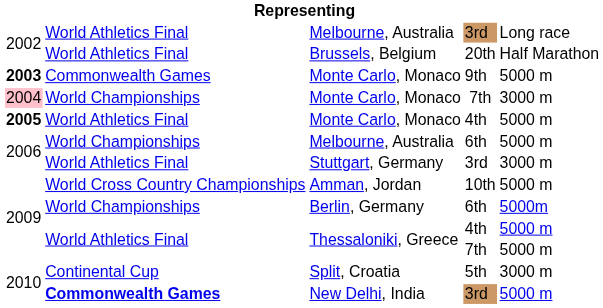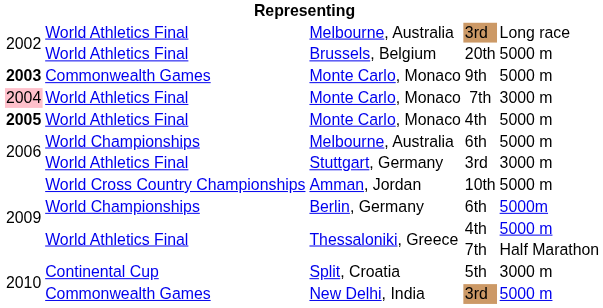(549, 54) Half Marathon -> (526, 54) 5000 m
(122, 98) World Championships -> (117, 98) World Athletics Final
(526, 250) 5000 m -> (549, 250) Half Marathon
(133, 294) bold -> (128, 294) normal
